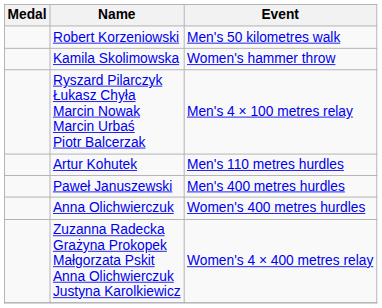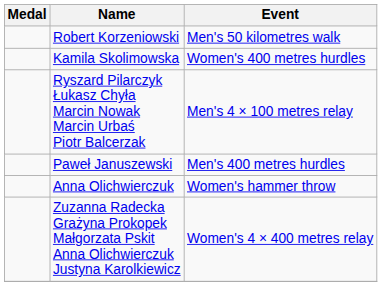(261, 59) Women's hammer throw -> (276, 59) Women's 400 metres hurdles
- row: (95, 164)
(276, 208) Women's 400 metres hurdles -> (261, 186) Women's hammer throw
